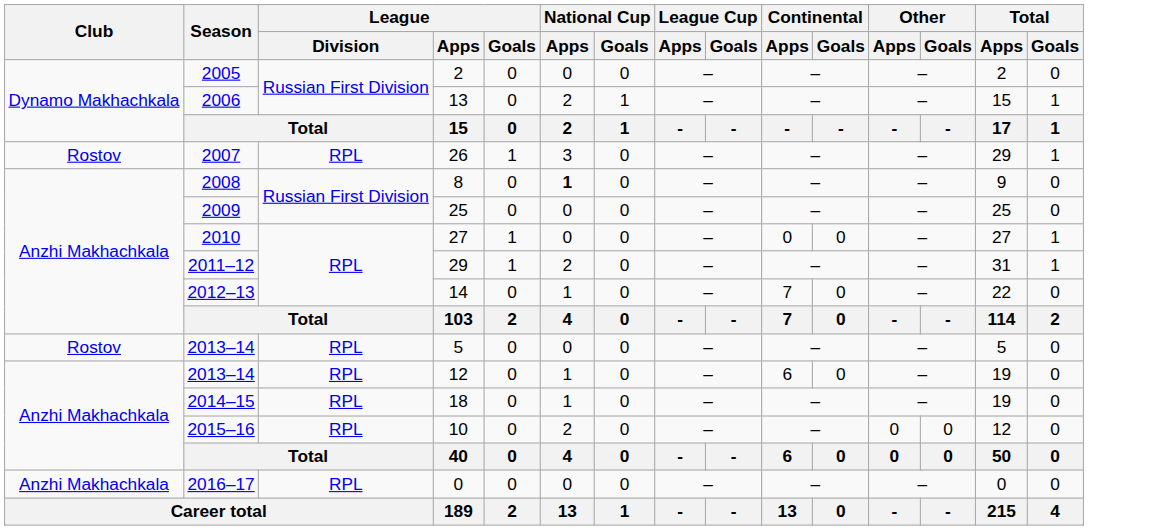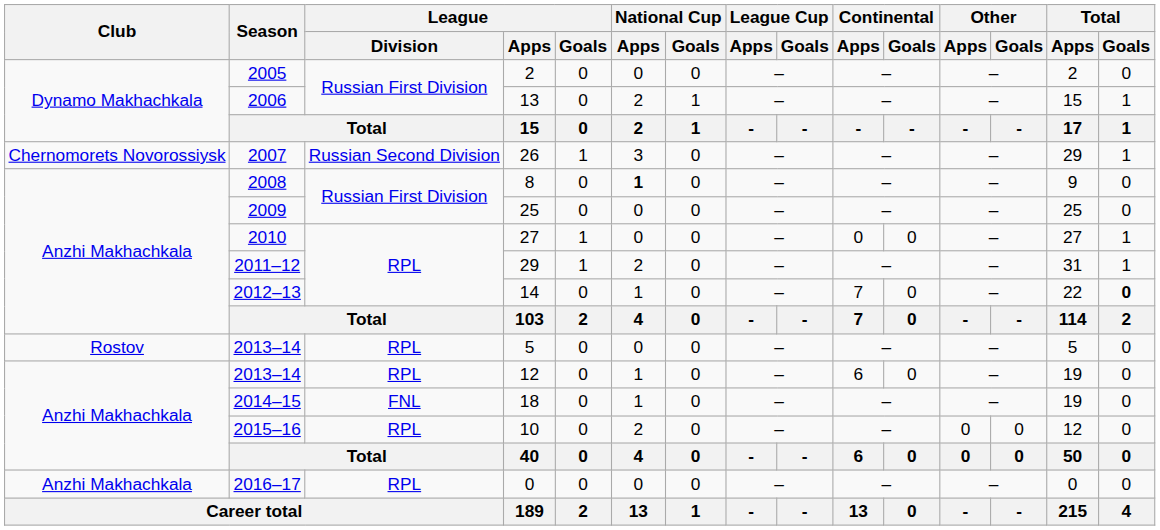(94, 155) Rostov -> (117, 155) Chernomorets Novorossiysk
(346, 155) RPL -> (404, 155) Russian Second Division
(1055, 292) normal -> (1126, 292) bold
(346, 401) RPL -> (404, 401) FNL
